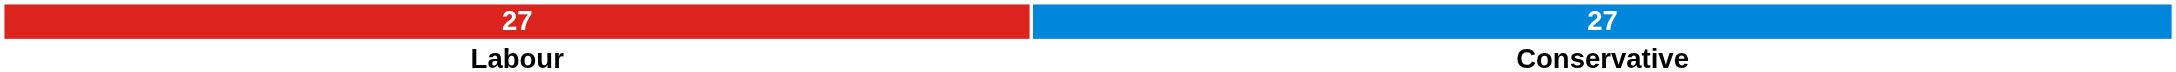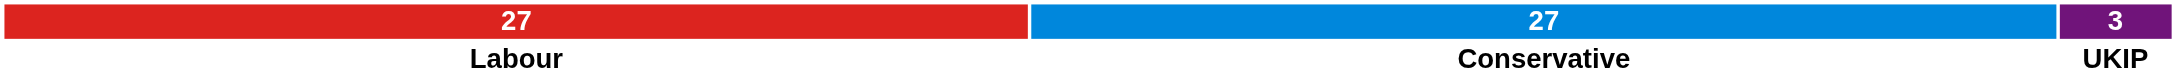+ column: (2115, 21)
